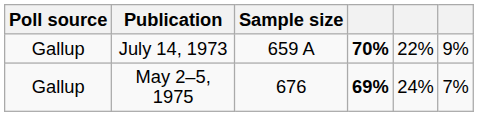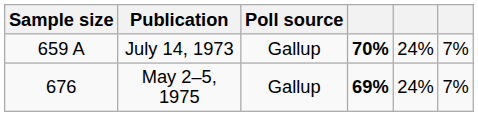columns swapped: (58, 19) <-> (291, 19)
(416, 48) 22% -> (416, 48) 24%
(456, 48) 9% -> (456, 48) 7%
